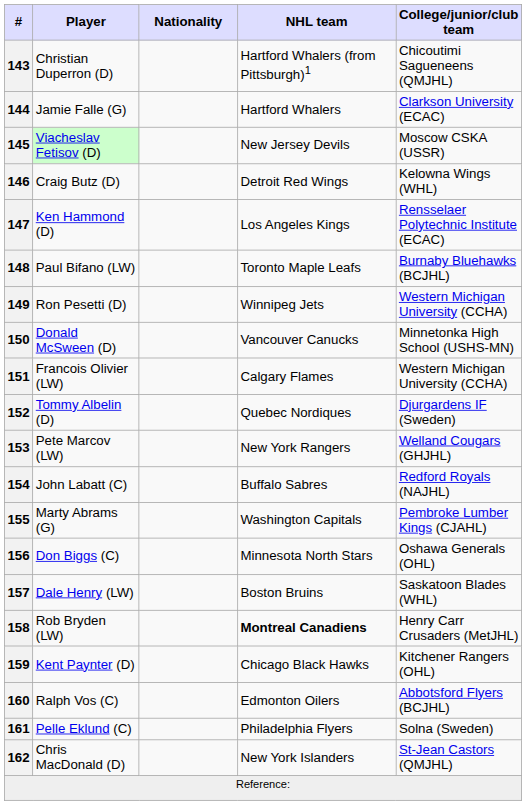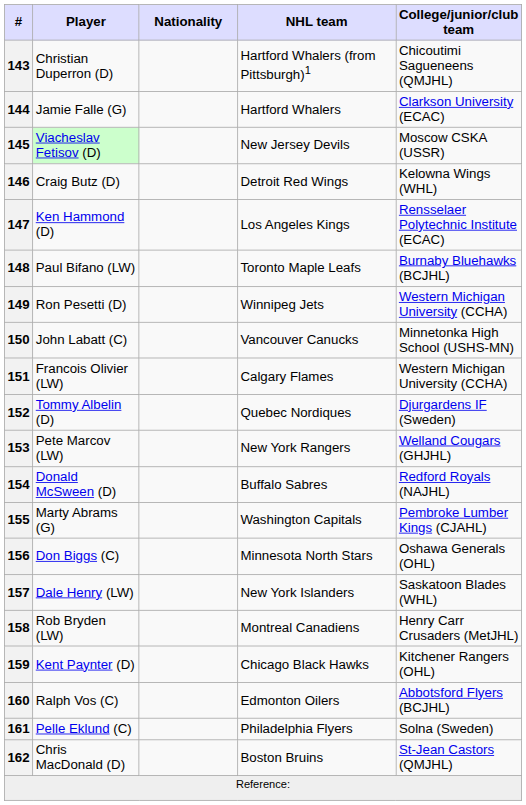(76, 340) Donald McSween (D) -> (82, 340) John Labatt (C)
(82, 484) John Labatt (C) -> (76, 484) Donald McSween (D)
(282, 592) Boston Bruins -> (297, 592) New York Islanders
(304, 628) bold -> (300, 628) normal
(297, 757) New York Islanders -> (282, 757) Boston Bruins
